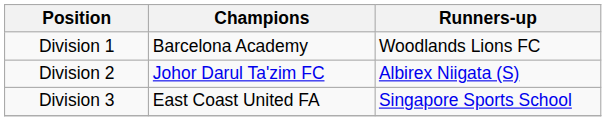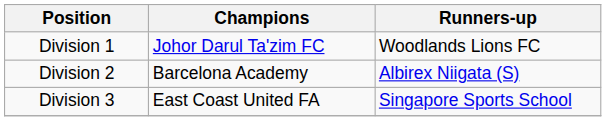(230, 45) Barcelona Academy -> (239, 45) Johor Darul Ta'zim FC
(239, 73) Johor Darul Ta'zim FC -> (230, 73) Barcelona Academy
